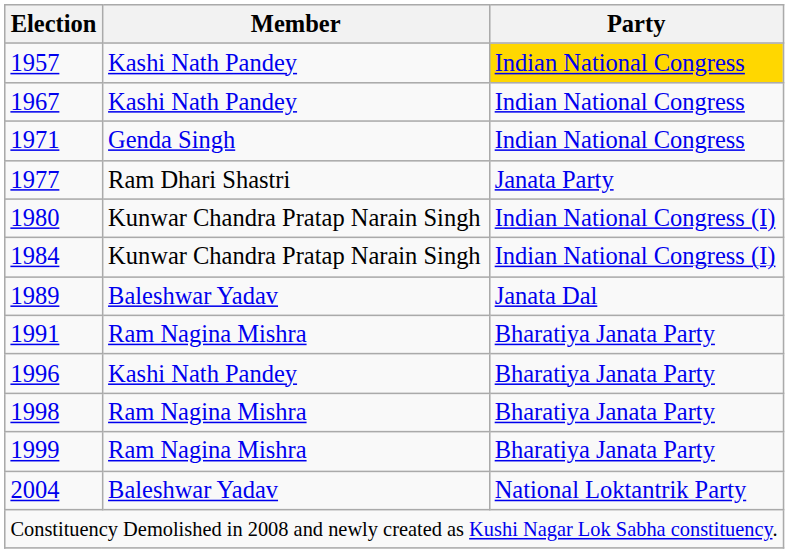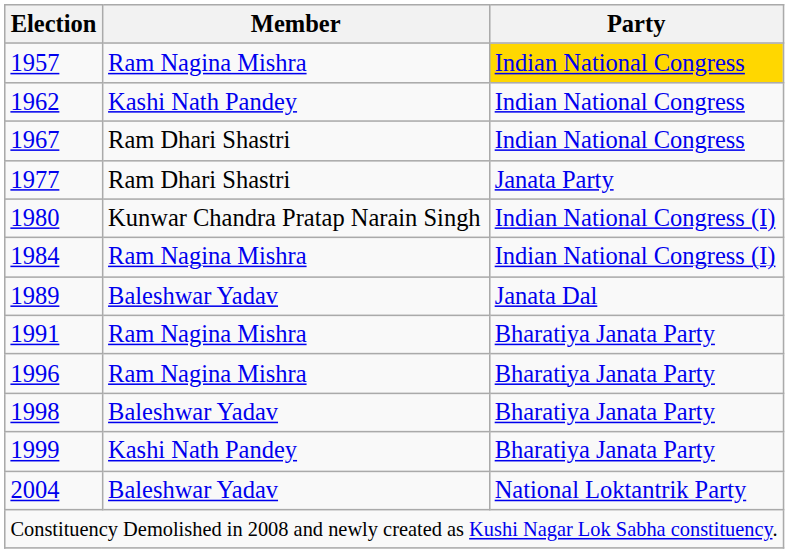(203, 62) Kashi Nath Pandey -> (207, 62) Ram Nagina Mishra
+ row: (35, 101)
(203, 101) Kashi Nath Pandey -> (199, 140) Ram Dhari Shastri
- row: (35, 140)
(294, 256) Kunwar Chandra Pratap Narain Singh -> (207, 256) Ram Nagina Mishra
(203, 373) Kashi Nath Pandey -> (207, 373) Ram Nagina Mishra
(207, 412) Ram Nagina Mishra -> (193, 412) Baleshwar Yadav
(207, 450) Ram Nagina Mishra -> (203, 450) Kashi Nath Pandey
